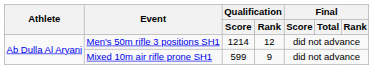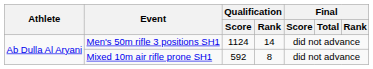(238, 42) 1214 -> (238, 42) 1124
(269, 42) 12 -> (269, 42) 14
(238, 57) 599 -> (238, 57) 592
(269, 57) 9 -> (269, 57) 8
